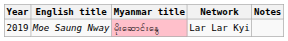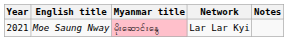(17, 28) 2019 -> (17, 28) 2021
